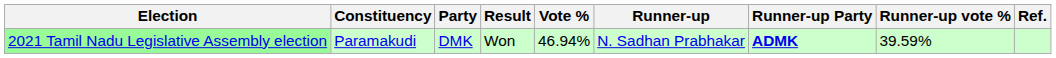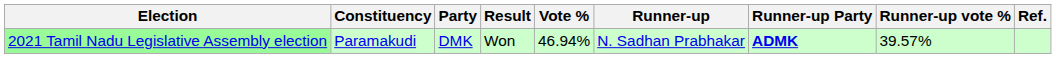(905, 41) 39.59% -> (905, 41) 39.57%
